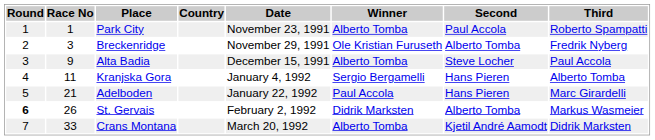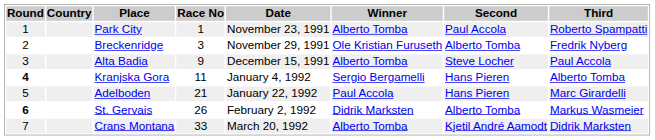columns swapped: (70, 13) <-> (202, 13)
(25, 77) normal -> (25, 77) bold
